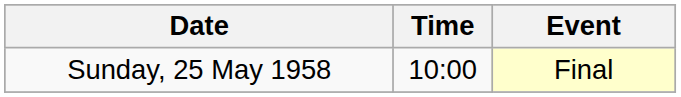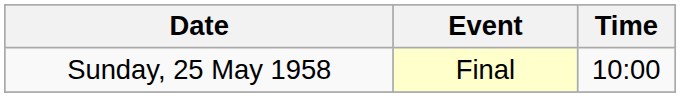columns swapped: (443, 26) <-> (584, 26)
